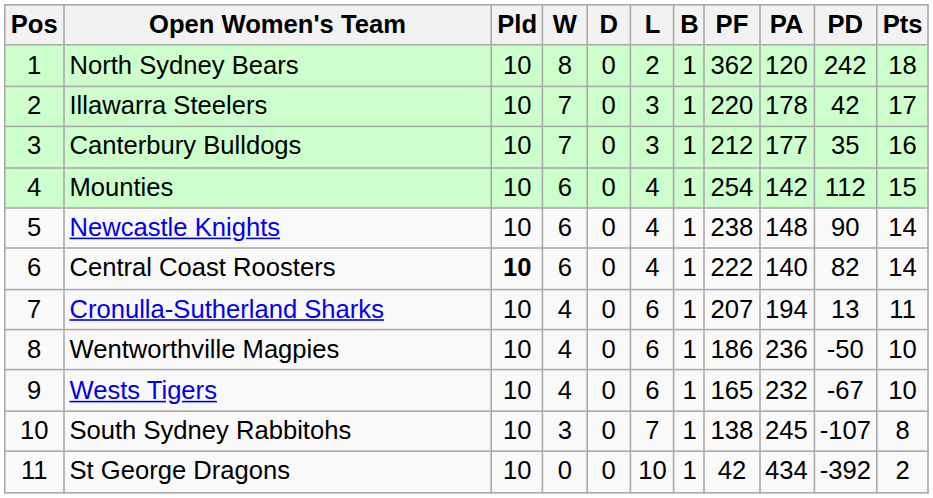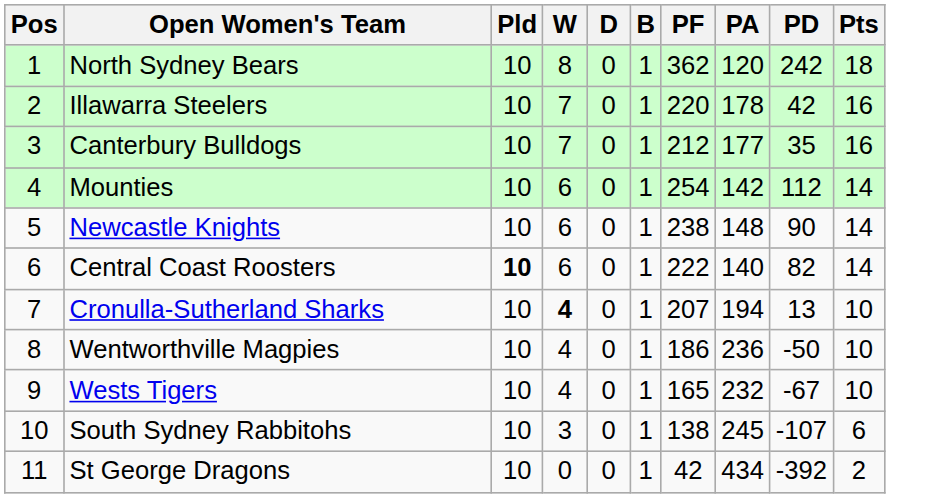- column: (652, 24)
(903, 106) 17 -> (859, 106) 16
(903, 187) 15 -> (859, 187) 14
(565, 308) normal -> (565, 308) bold
(903, 308) 11 -> (859, 308) 10
(903, 430) 8 -> (859, 430) 6
